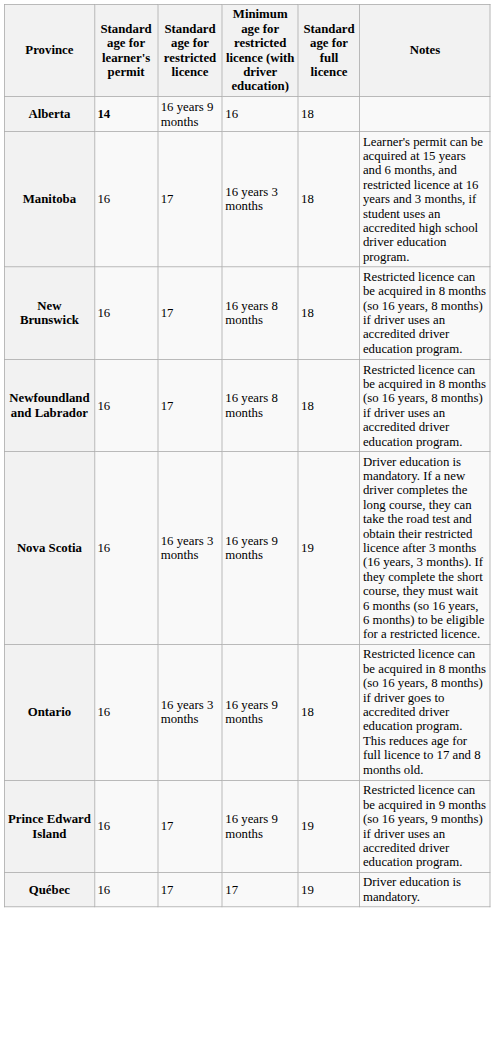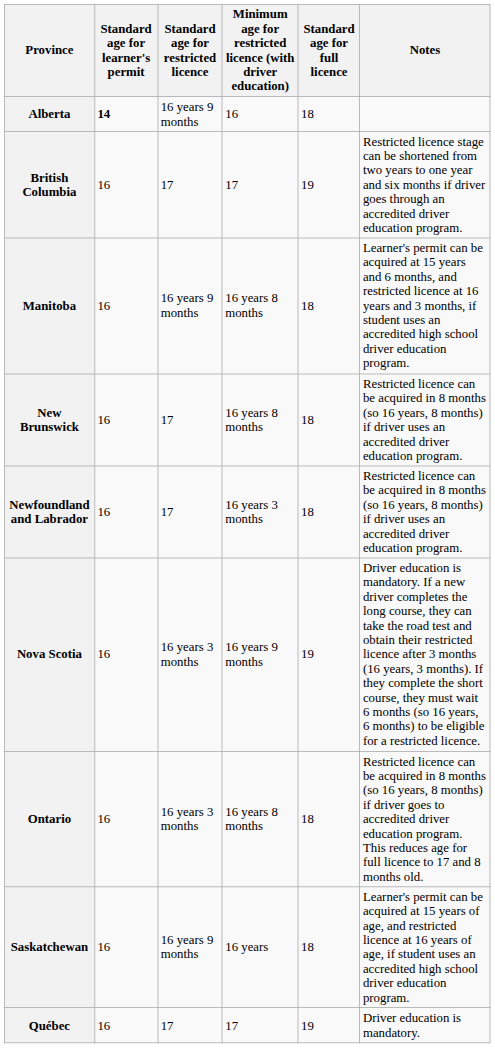+ row: (49, 184)
(167, 199) 17 -> (187, 305) 16 years 9 months
(252, 199) 16 years 3 months -> (252, 305) 16 years 8 months
(252, 405) 16 years 8 months -> (252, 512) 16 years 3 months
(252, 712) 16 years 9 months -> (252, 819) 16 years 8 months
- row: (49, 826)
+ row: (49, 947)
